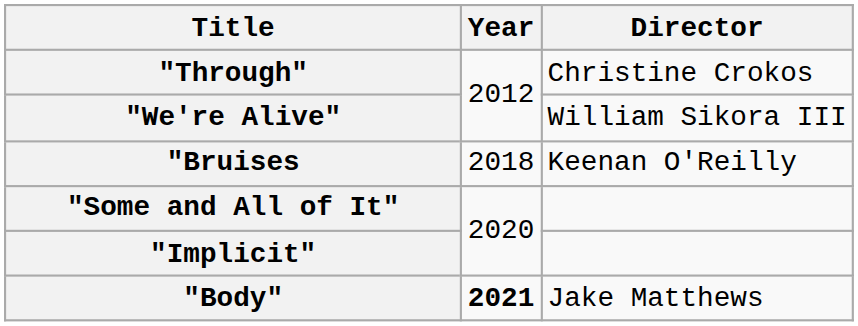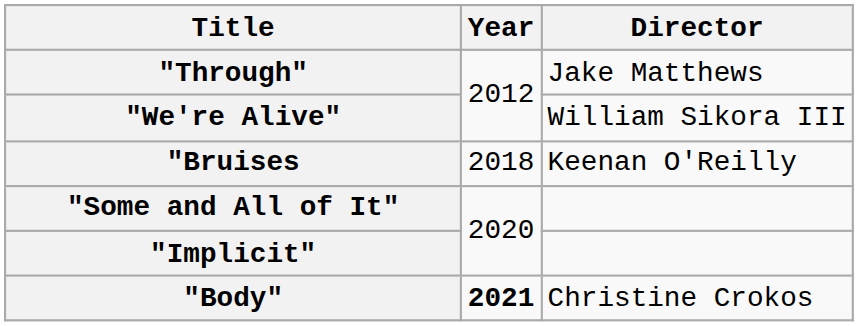(680, 73) Christine Crokos -> (656, 73) Jake Matthews
(656, 298) Jake Matthews -> (680, 298) Christine Crokos
